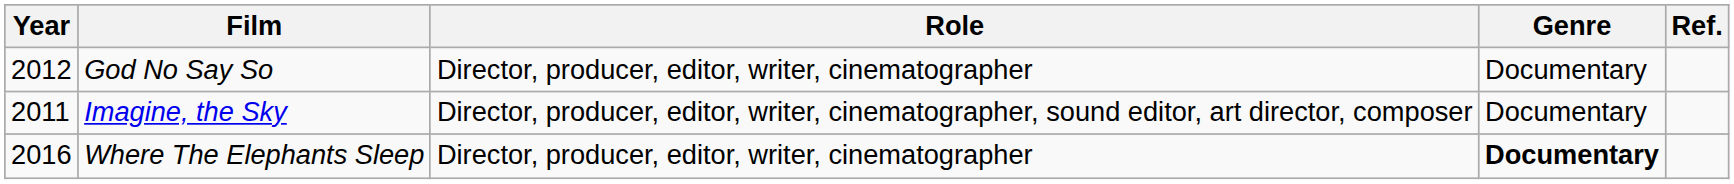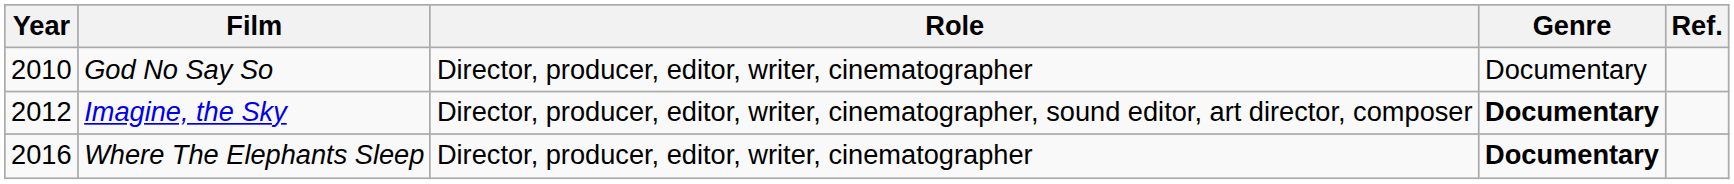(41, 69) 2012 -> (41, 69) 2010
(40, 112) 2011 -> (41, 112) 2012
(1566, 112) normal -> (1572, 112) bold
